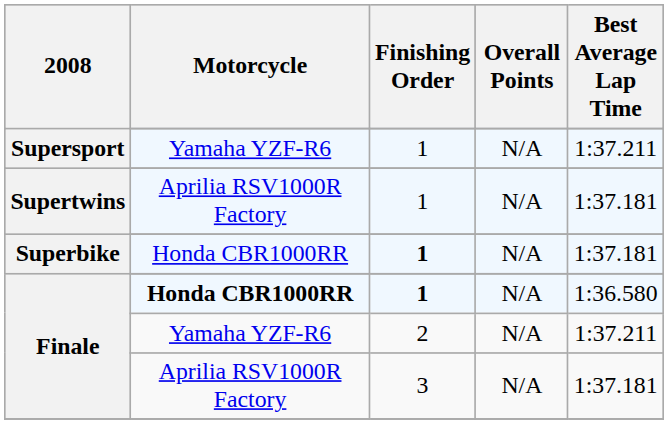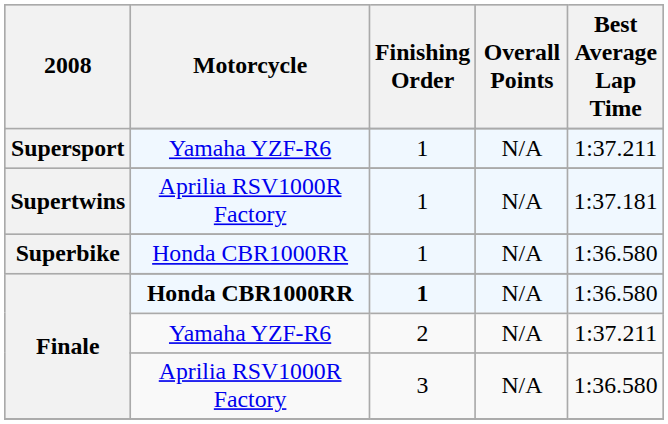(423, 254) bold -> (423, 254) normal
(616, 254) 1:37.181 -> (616, 254) 1:36.580
(616, 385) 1:37.181 -> (616, 385) 1:36.580
